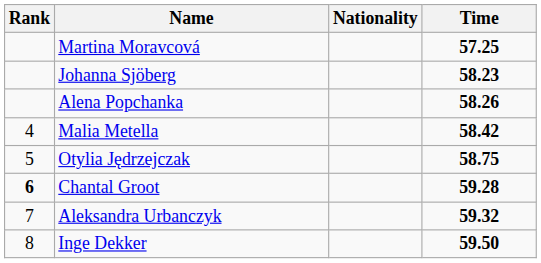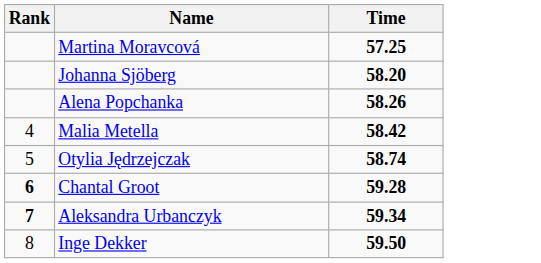- column: (375, 18)
(479, 74) 58.23 -> (386, 74) 58.20
(479, 159) 58.75 -> (386, 159) 58.74
(29, 215) normal -> (29, 215) bold
(479, 215) 59.32 -> (386, 215) 59.34
